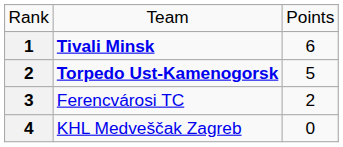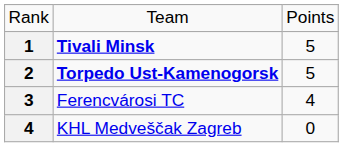(310, 45) 6 -> (310, 45) 5
(310, 100) 2 -> (310, 100) 4
